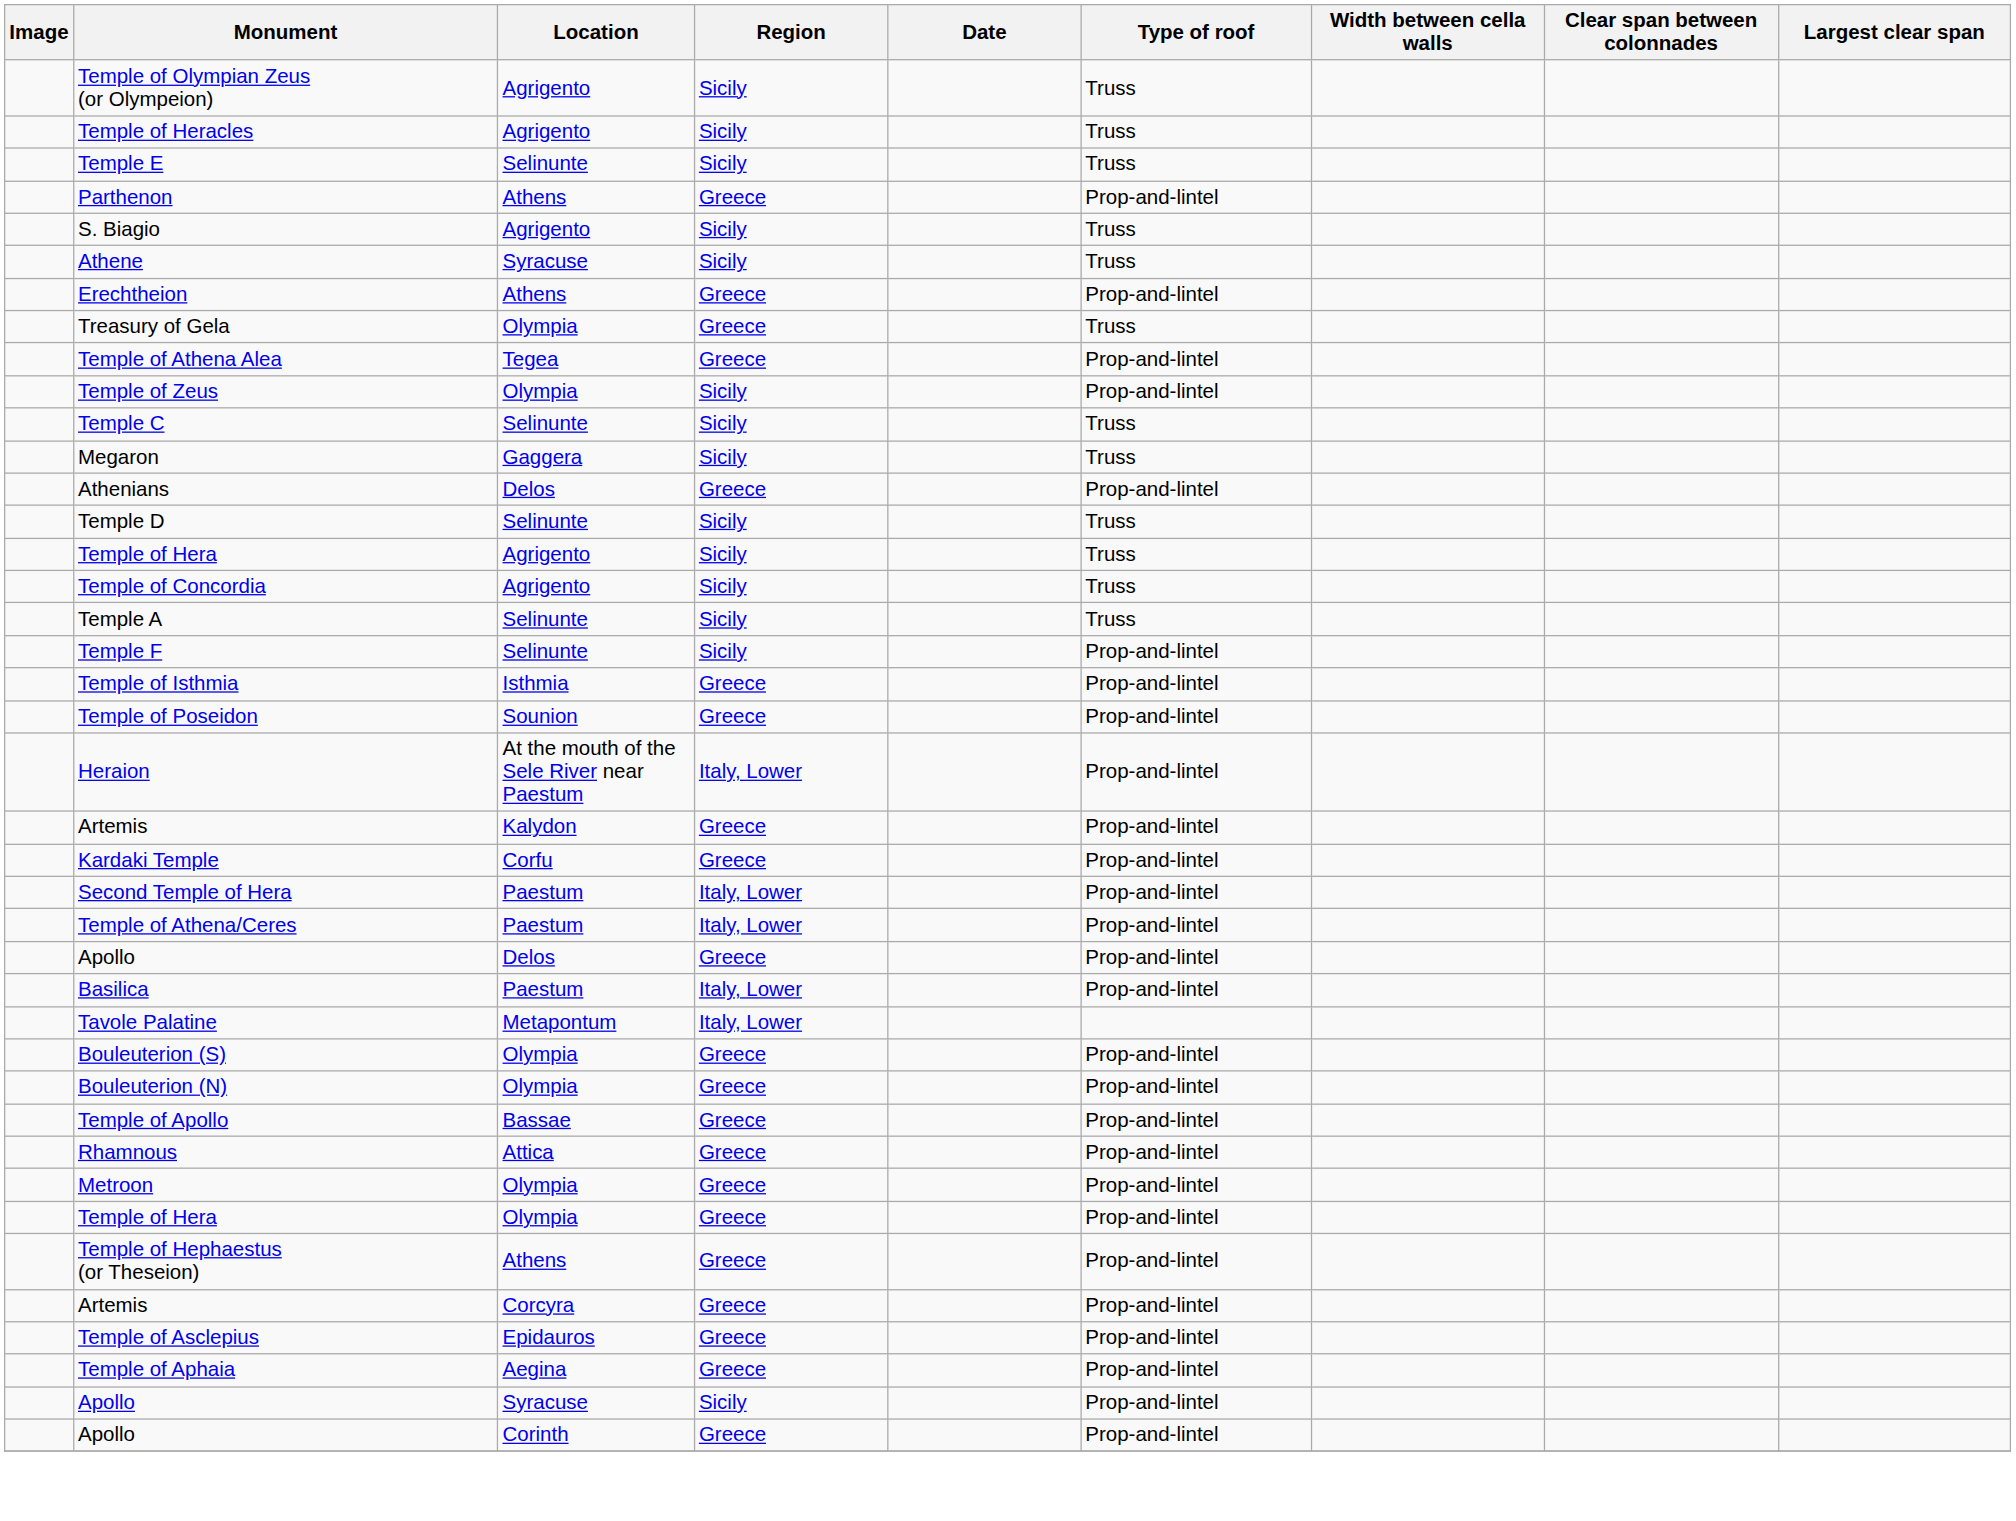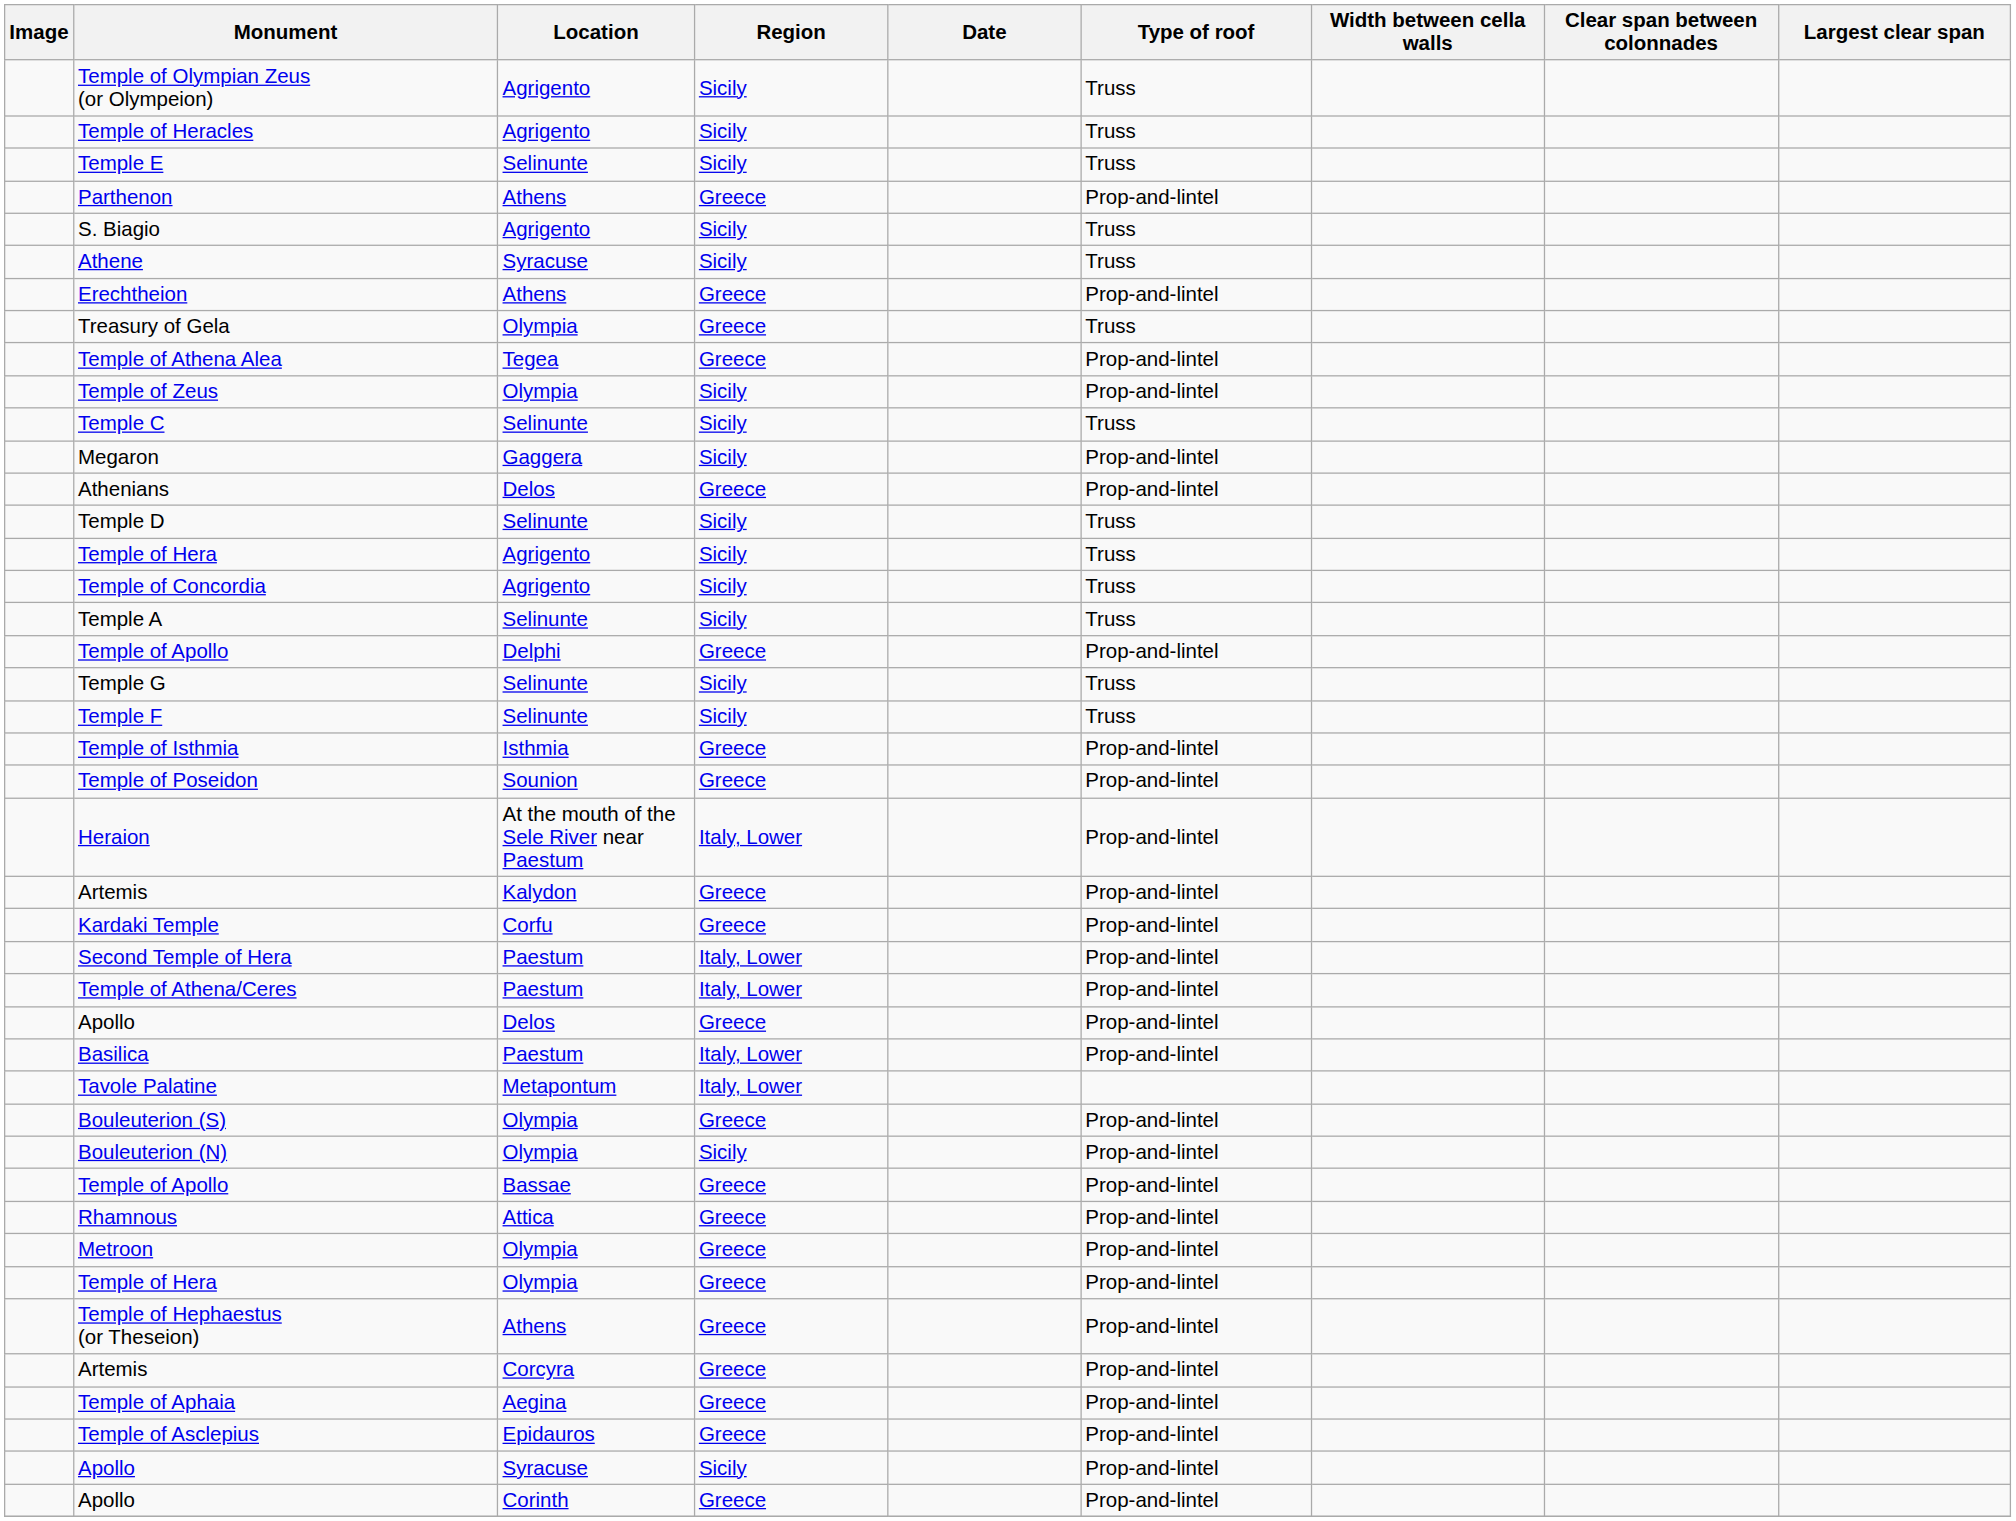(1111, 456) Truss -> (1152, 456) Prop-and-lintel
+ row: (153, 651)
+ row: (122, 683)
(1152, 651) Prop-and-lintel -> (1111, 716) Truss
(732, 1087) Greece -> (723, 1152) Sicily
rows swapped: (168, 1337) <-> (157, 1370)
